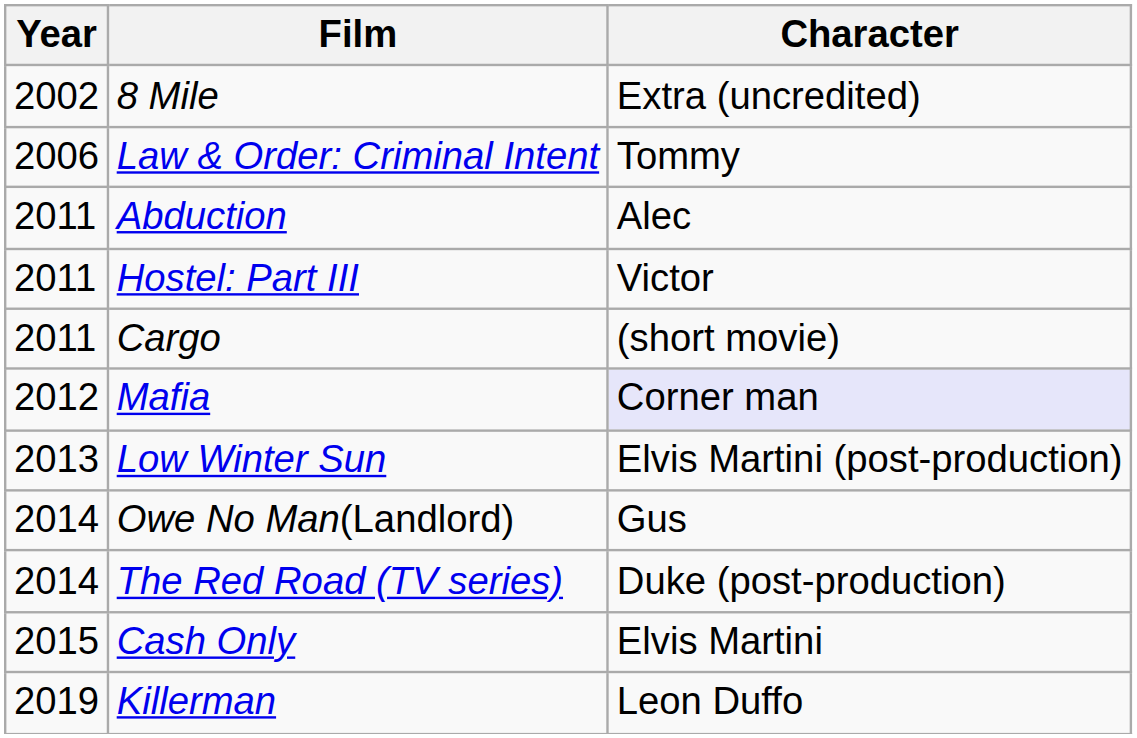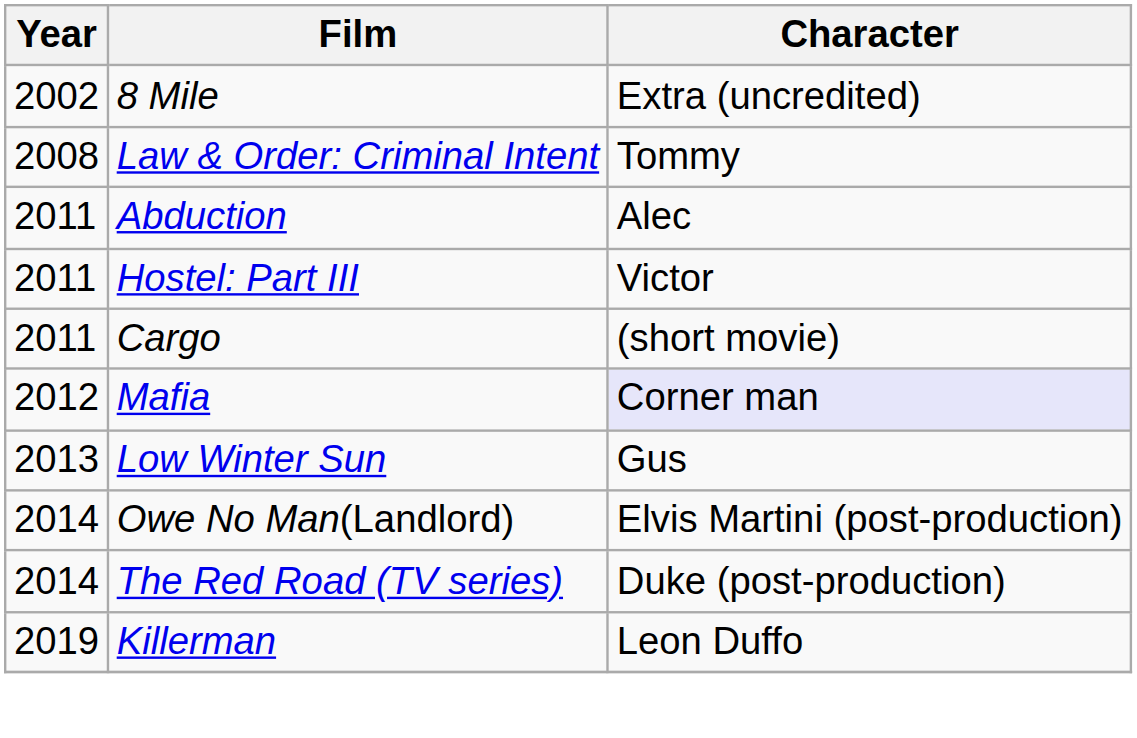(57, 156) 2006 -> (57, 156) 2008
(870, 459) Elvis Martini (post-production) -> (652, 459) Gus
(652, 519) Gus -> (870, 519) Elvis Martini (post-production)
- row: (206, 641)
